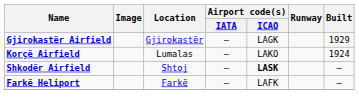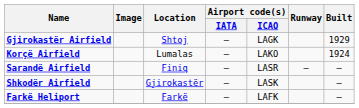(175, 40) Gjirokastër -> (175, 40) Shtoj
+ row: (48, 68)
(175, 68) Shtoj -> (175, 82) Gjirokastër
(268, 68) bold -> (268, 82) normal
